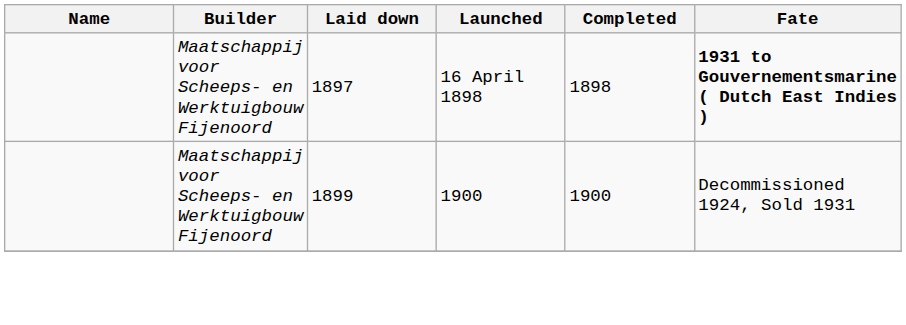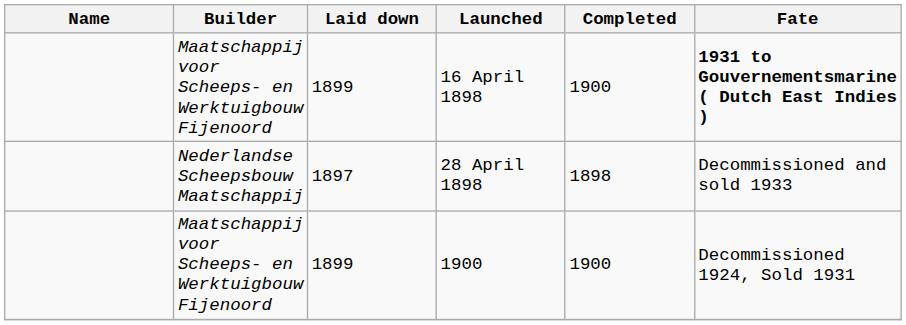(333, 87) 1897 -> (333, 87) 1899
(590, 87) 1898 -> (590, 87) 1900
+ row: (482, 176)
